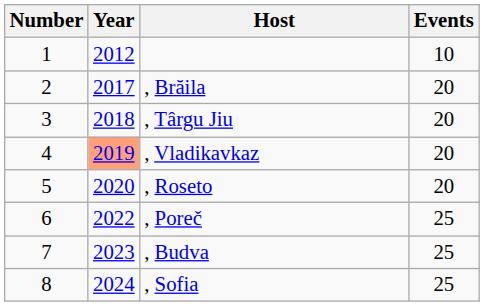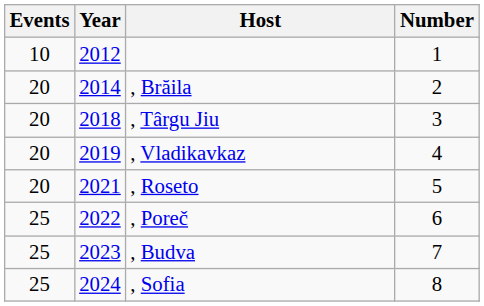columns swapped: (46, 20) <-> (444, 20)
(114, 86) 2017 -> (100, 86) 2014
(114, 152) lightsalmon background -> (100, 152) no background
(114, 185) 2020 -> (100, 185) 2021
